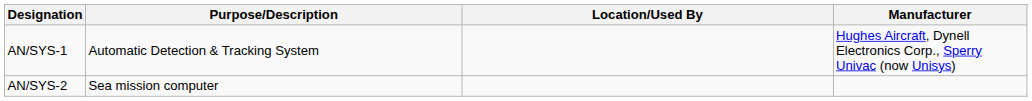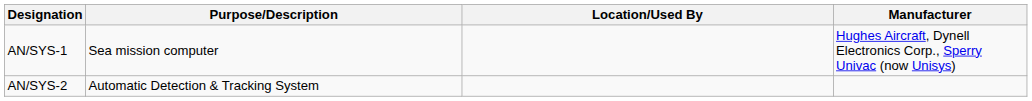(204, 50) Automatic Detection & Tracking System -> (153, 50) Sea mission computer
(153, 86) Sea mission computer -> (204, 86) Automatic Detection & Tracking System
